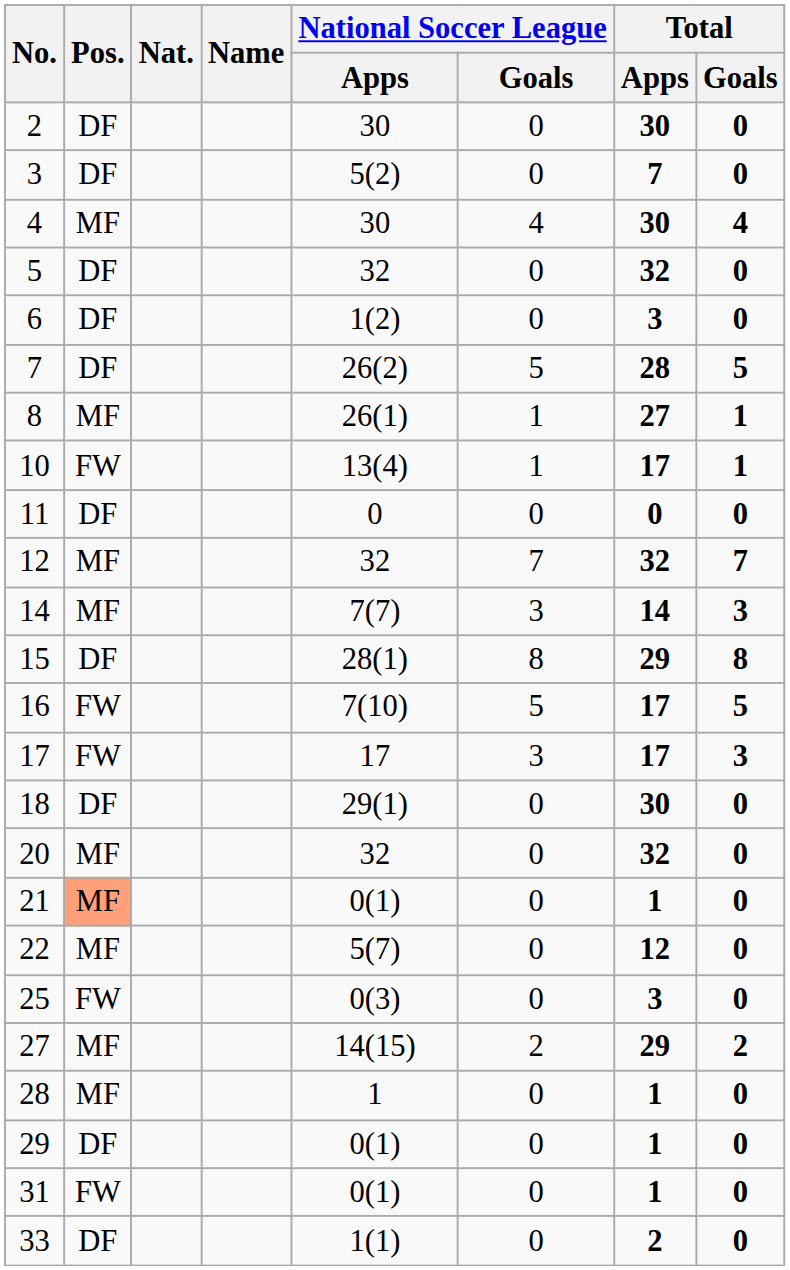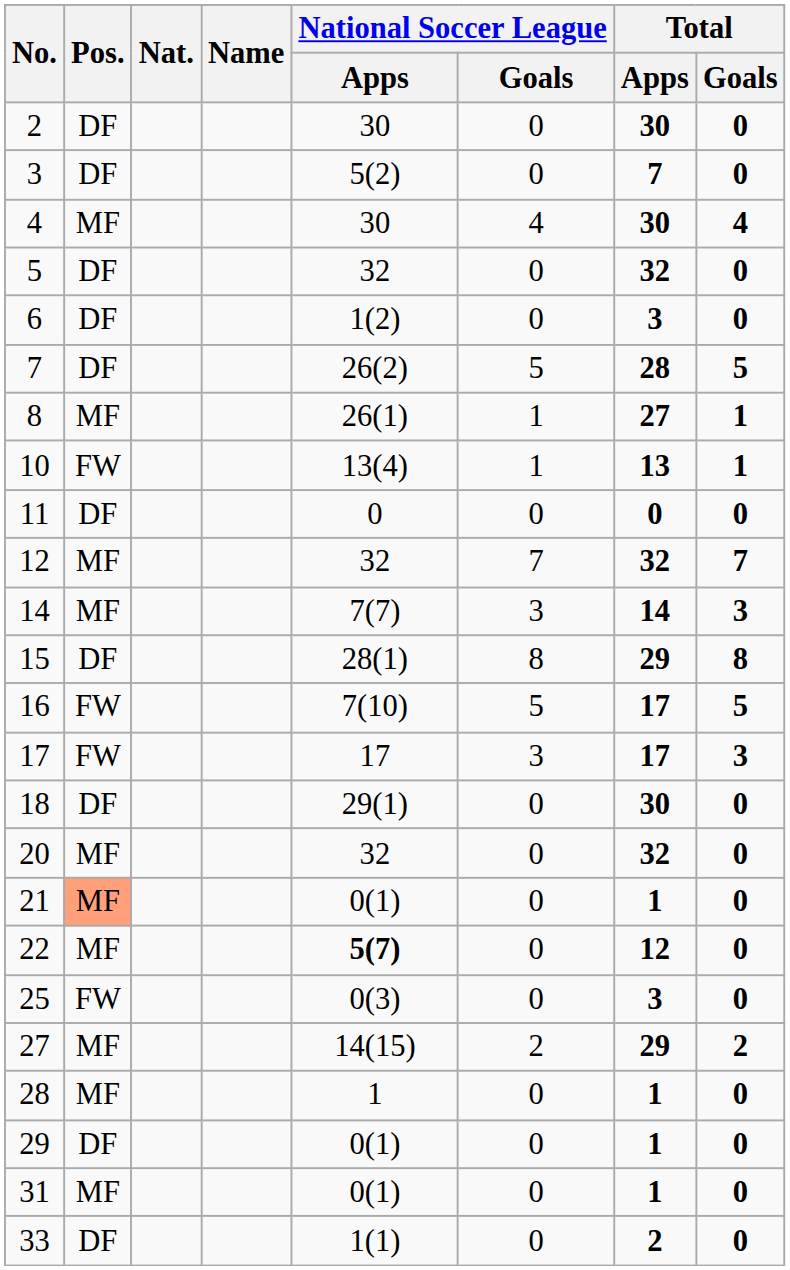(655, 464) 17 -> (655, 464) 13
(375, 949) normal -> (375, 949) bold
(98, 1191) FW -> (98, 1191) MF
